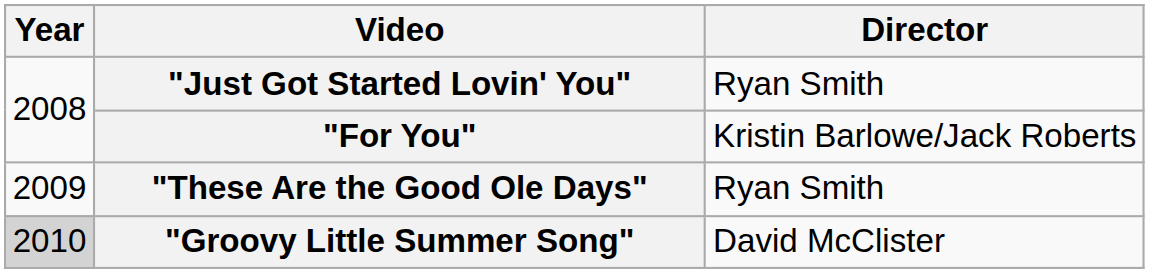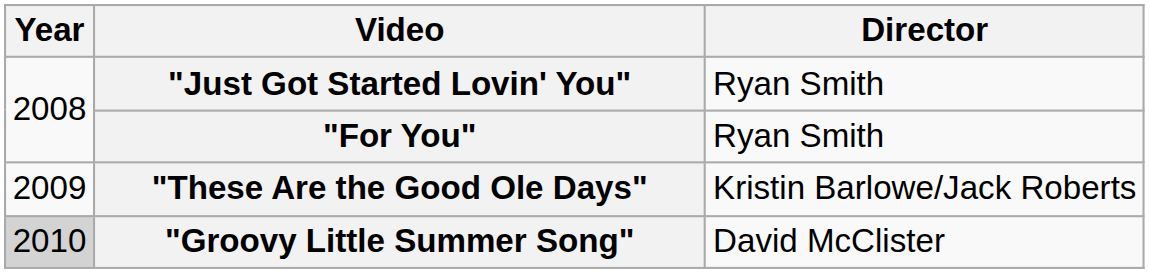(925, 135) Kristin Barlowe/Jack Roberts -> (799, 135) Ryan Smith
(799, 188) Ryan Smith -> (925, 188) Kristin Barlowe/Jack Roberts
